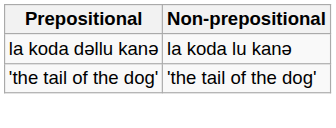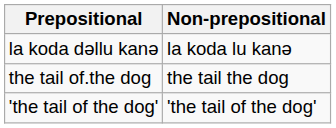+ row: (80, 78)
